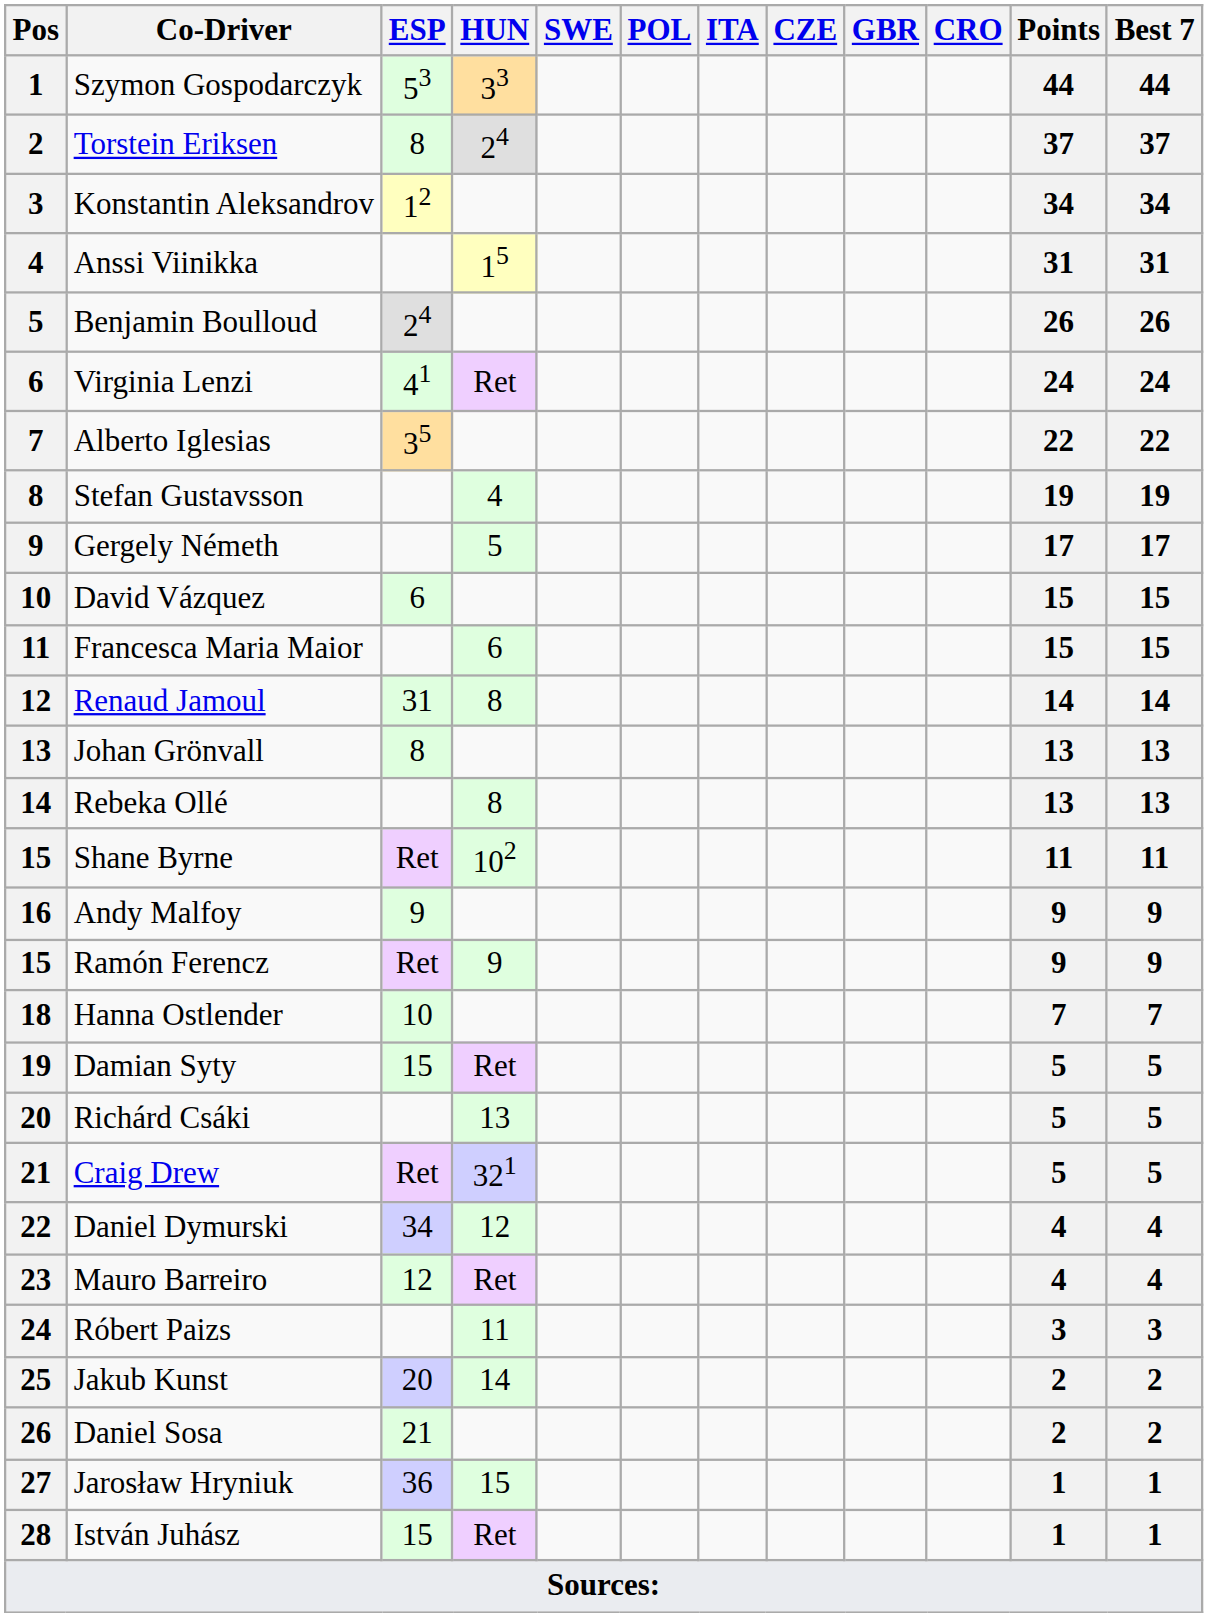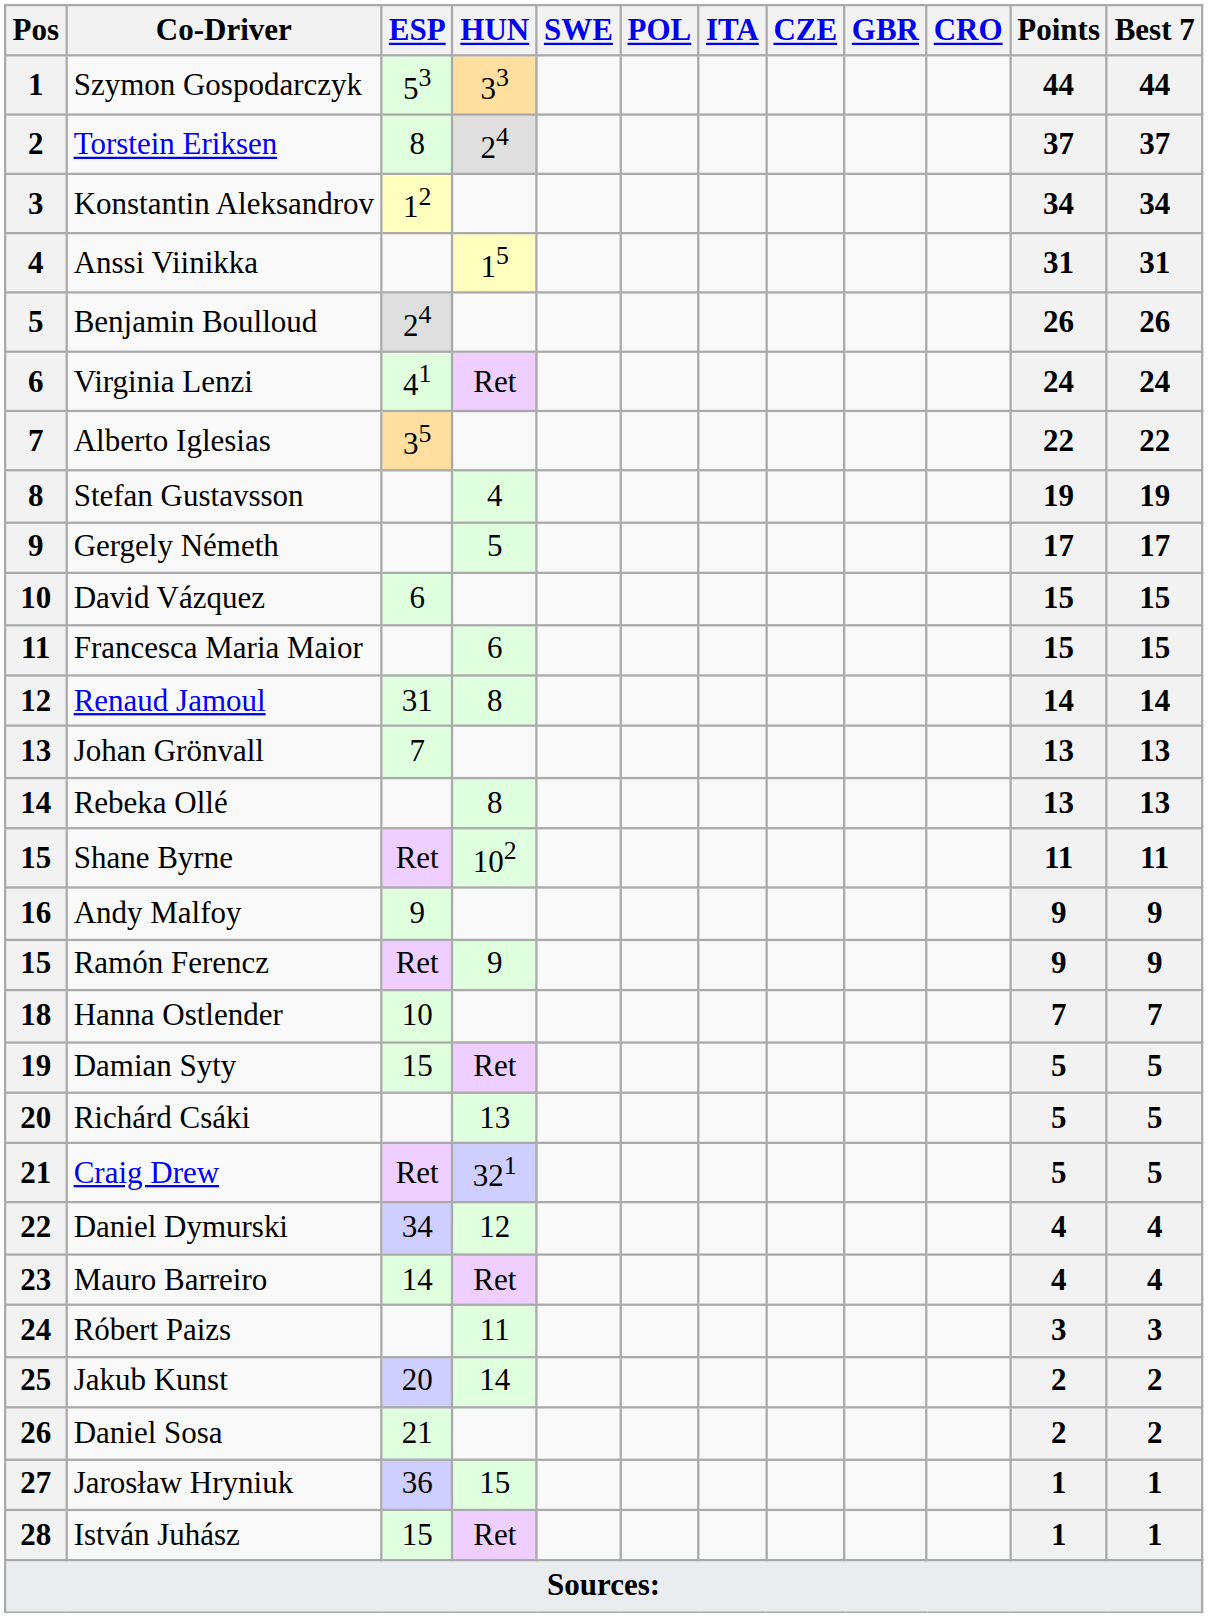(417, 751) 8 -> (417, 751) 7
(417, 1278) 12 -> (417, 1278) 14
